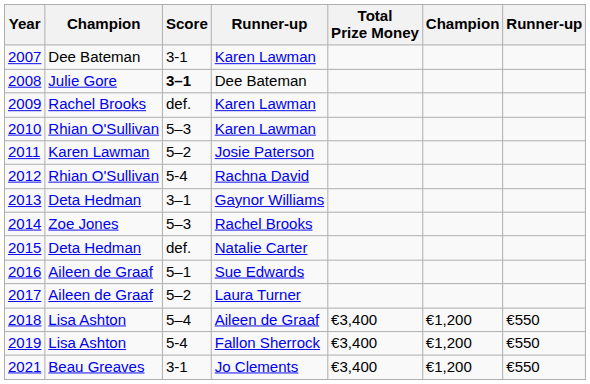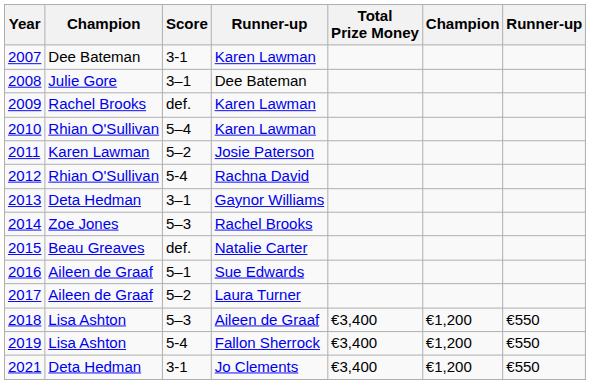(179, 81) bold -> (179, 81) normal
(179, 128) 5–3 -> (179, 128) 5–4
(95, 248) Deta Hedman -> (96, 248) Beau Greaves
(179, 319) 5–4 -> (179, 319) 5–3
(96, 367) Beau Greaves -> (95, 367) Deta Hedman
